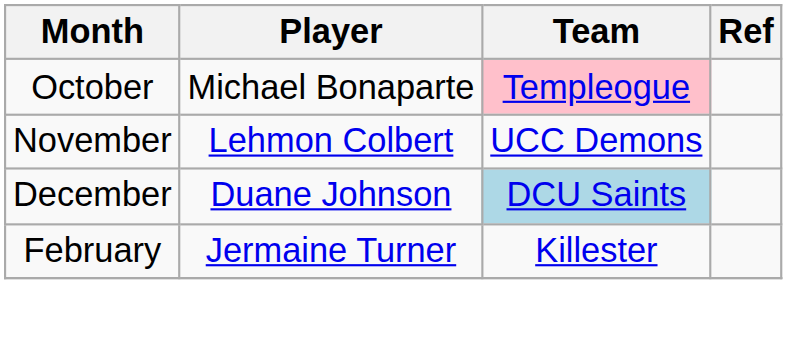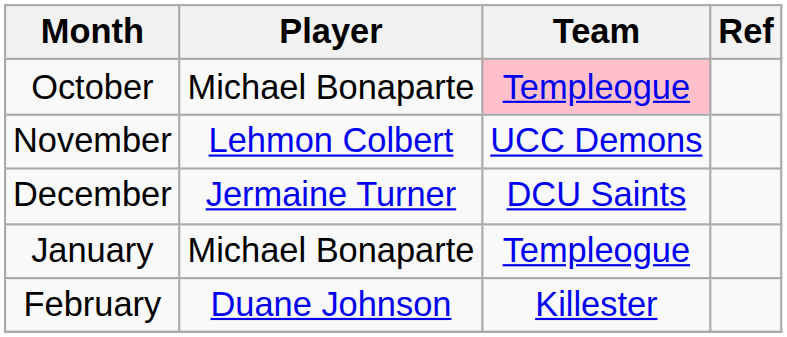(331, 195) Duane Johnson -> (331, 195) Jermaine Turner
(596, 195) lightblue background -> (596, 195) no background
+ row: (92, 250)
(331, 250) Jermaine Turner -> (331, 304) Duane Johnson
